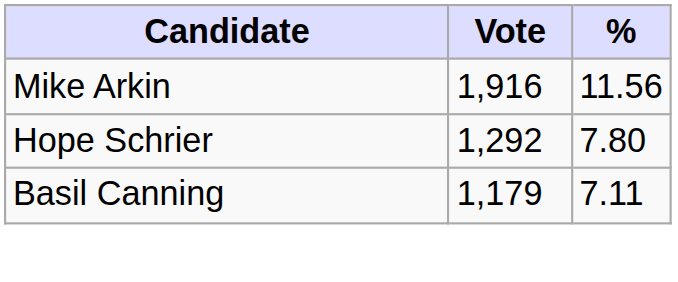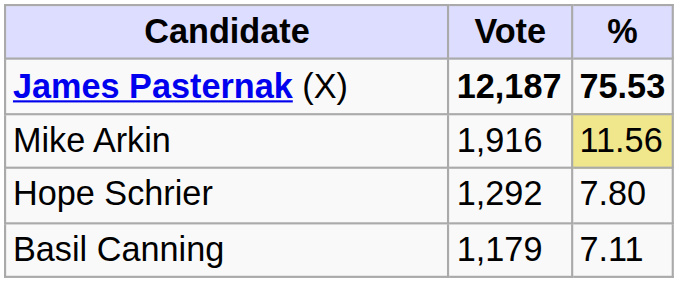+ row: (180, 85)
(621, 85) no background -> (621, 140) khaki background
